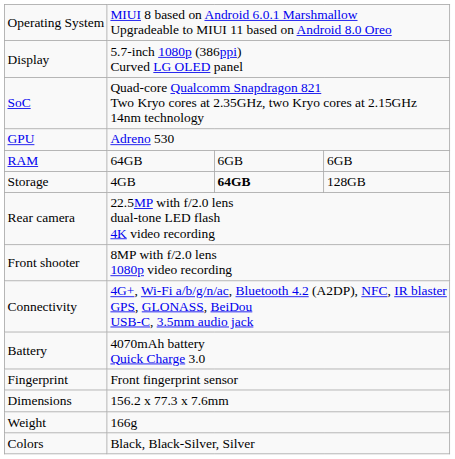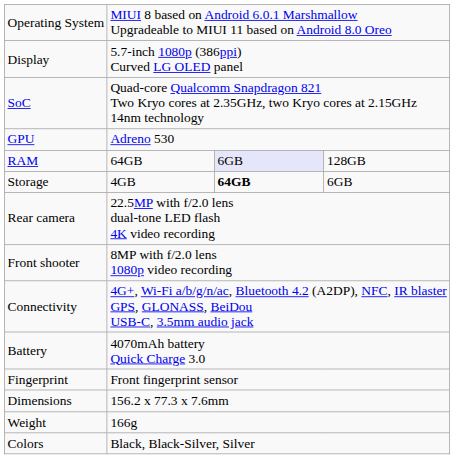(230, 160) no background -> (230, 160) lavender background
(340, 160) 6GB -> (346, 160) 128GB
(346, 182) 128GB -> (340, 182) 6GB
